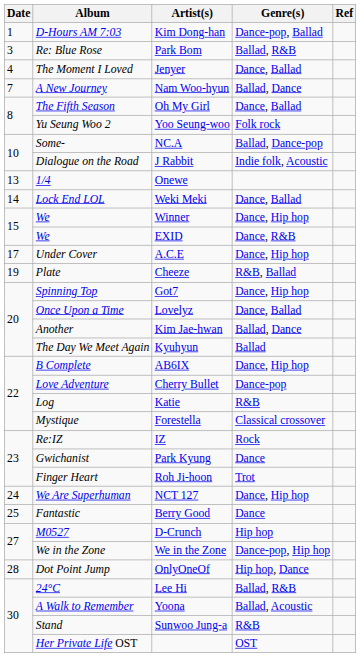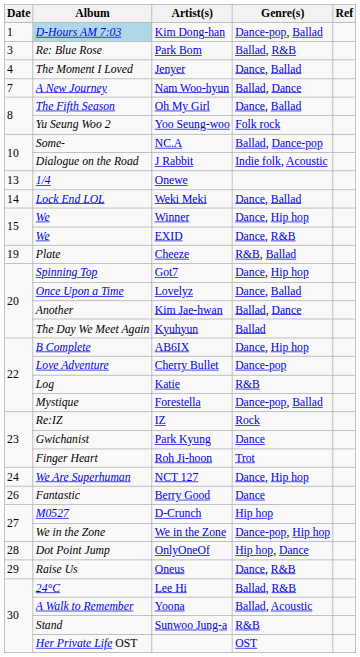(79, 32) no background -> (79, 32) lightblue background
- row: (169, 254)
(280, 421) Classical crossover -> (279, 402) Dance-pop, Ballad
(13, 513) 25 -> (13, 495) 26
+ row: (170, 569)
